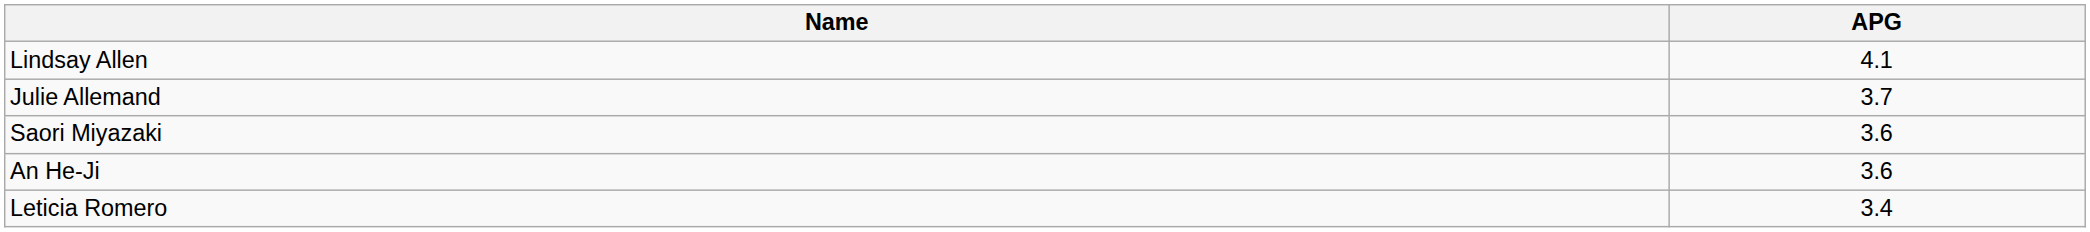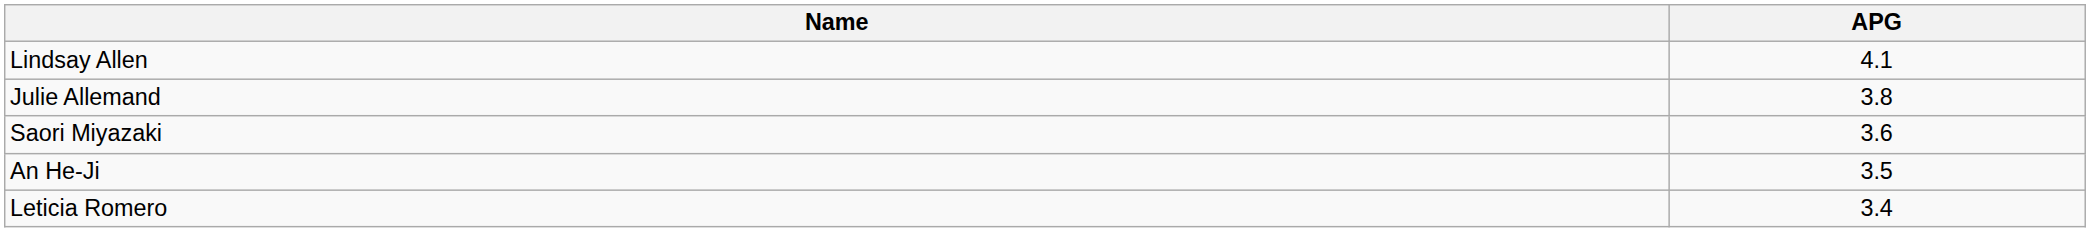(1877, 97) 3.7 -> (1877, 97) 3.8
(1877, 171) 3.6 -> (1877, 171) 3.5
